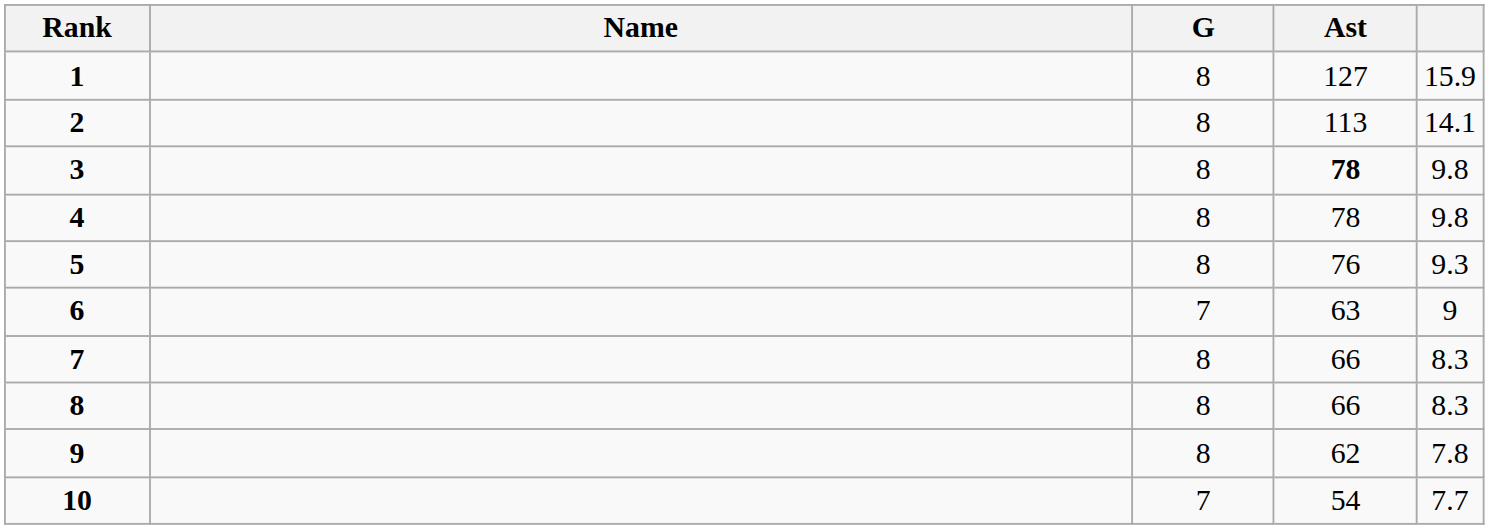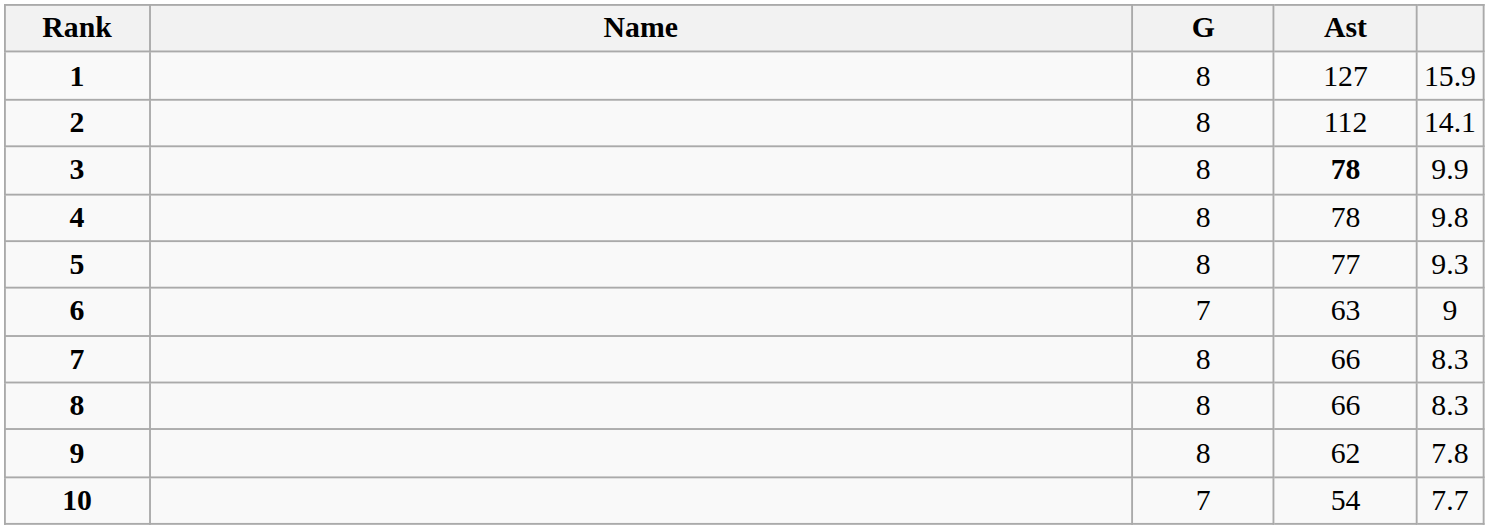(1346, 122) 113 -> (1346, 122) 112
(1450, 169) 9.8 -> (1450, 169) 9.9
(1346, 264) 76 -> (1346, 264) 77
